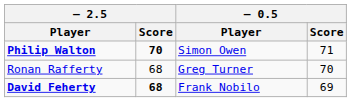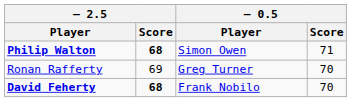(156, 51) 70 -> (156, 51) 68
(156, 69) 68 -> (156, 69) 69
(327, 87) 69 -> (327, 87) 70
